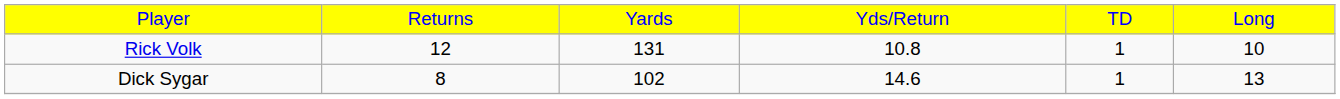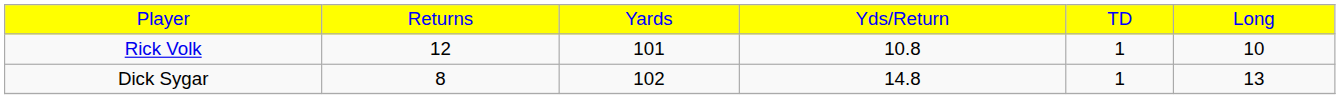(649, 49) 131 -> (649, 49) 101
(902, 78) 14.6 -> (902, 78) 14.8
